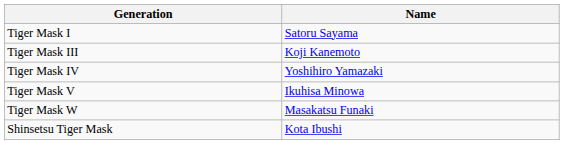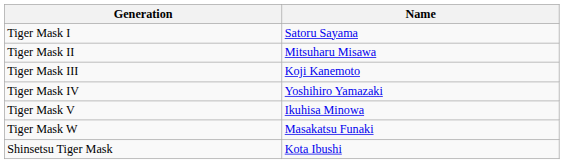+ row: (41, 52)
